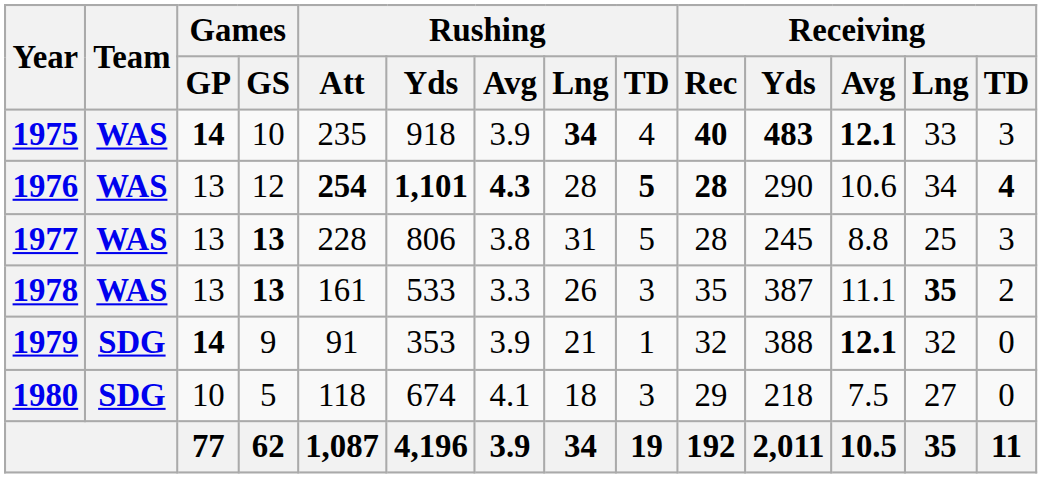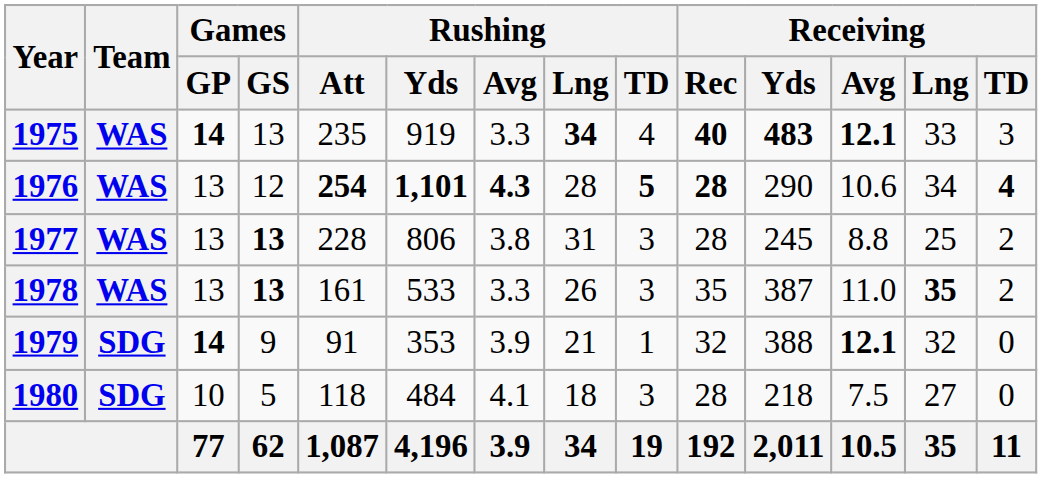(268, 134) 10 -> (268, 134) 13
(431, 134) 918 -> (431, 134) 919
(510, 134) 3.9 -> (510, 134) 3.3
(647, 238) 5 -> (647, 238) 3
(1007, 238) 3 -> (1007, 238) 2
(868, 290) 11.1 -> (868, 290) 11.0
(431, 394) 674 -> (431, 394) 484
(711, 394) 29 -> (711, 394) 28
